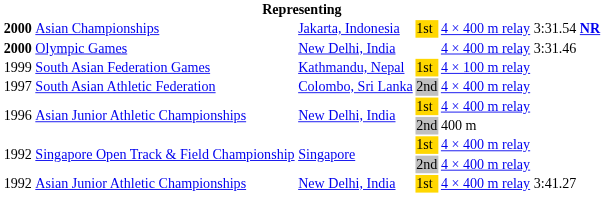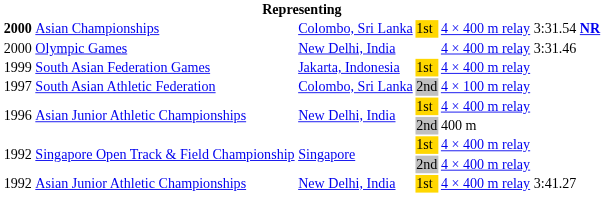(349, 28) Jakarta, Indonesia -> (355, 28) Colombo, Sri Lanka
(18, 48) bold -> (18, 48) normal
(351, 67) Kathmandu, Nepal -> (349, 67) Jakarta, Indonesia
(486, 67) 4 × 100 m relay -> (486, 67) 4 × 400 m relay
(486, 87) 4 × 400 m relay -> (486, 87) 4 × 100 m relay
